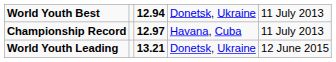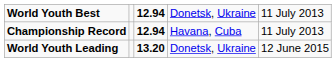(151, 31) 12.97 -> (151, 31) 12.94
(151, 48) 13.21 -> (151, 48) 13.20
